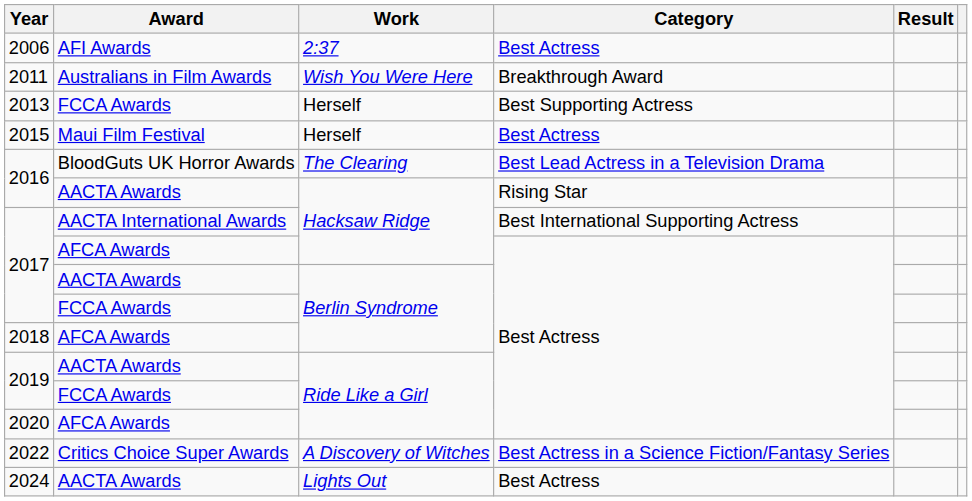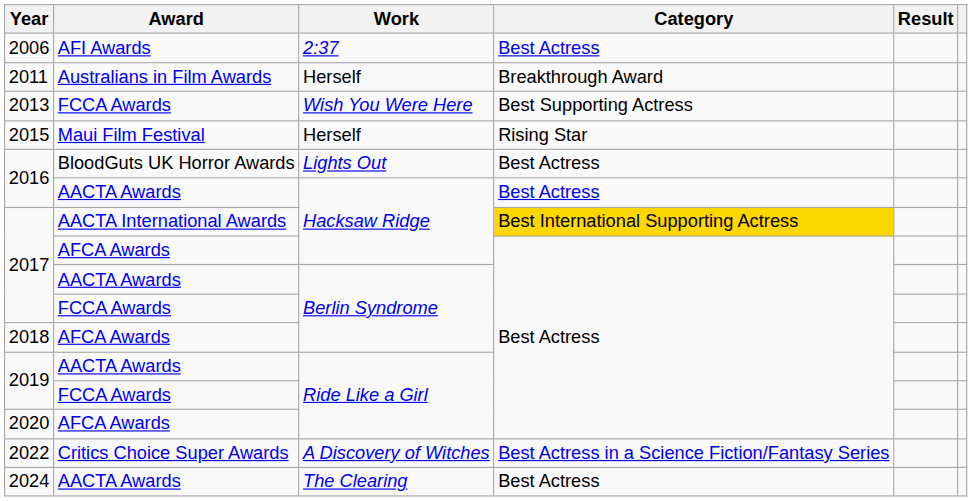(388, 76) Wish You Were Here -> (332, 76) Herself
(332, 105) Herself -> (388, 105) Wish You Were Here
(549, 134) Best Actress -> (543, 134) Rising Star
(355, 163) The Clearing -> (345, 163) Lights Out
(661, 163) Best Lead Actress in a Television Drama -> (549, 163) Best Actress
(543, 192) Rising Star -> (549, 192) Best Actress
(648, 221) no background -> (648, 221) gold background
(345, 481) Lights Out -> (355, 481) The Clearing
